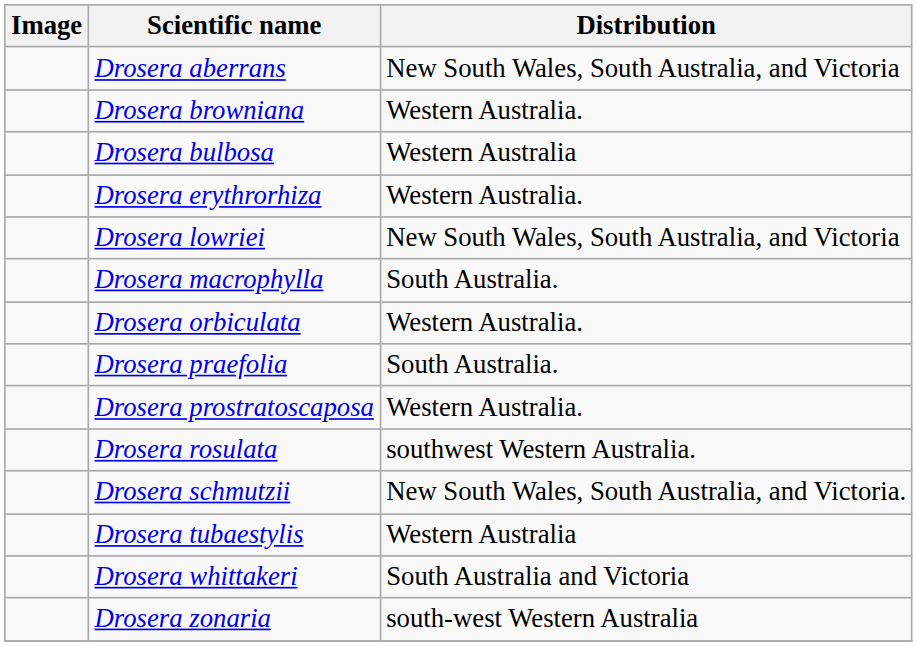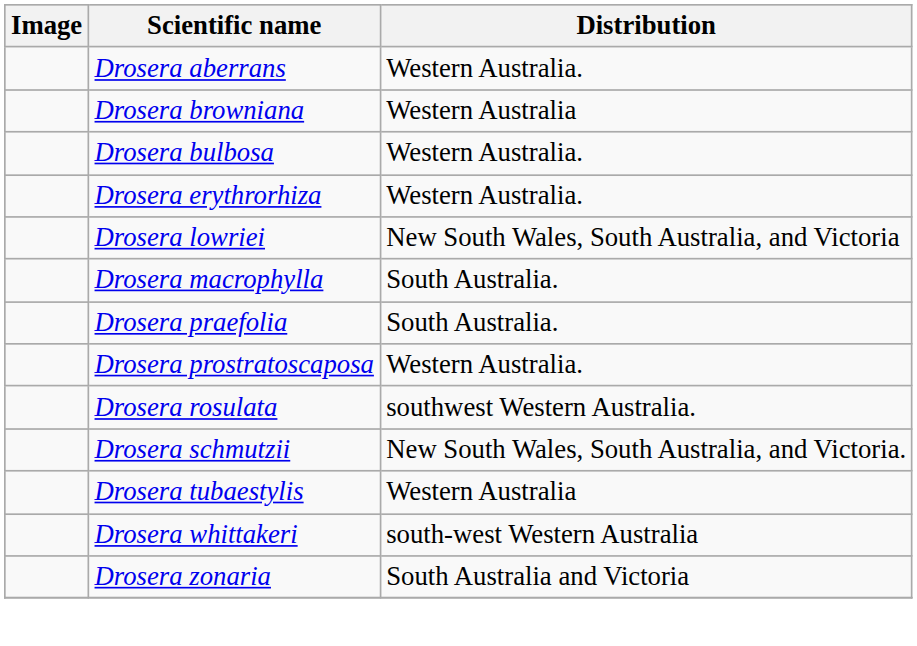(643, 68) New South Wales, South Australia, and Victoria -> (485, 68) Western Australia.
(485, 110) Western Australia. -> (481, 110) Western Australia
(481, 152) Western Australia -> (485, 152) Western Australia.
- row: (198, 322)
(538, 576) South Australia and Victoria -> (542, 534) south-west Western Australia
(542, 618) south-west Western Australia -> (538, 576) South Australia and Victoria
